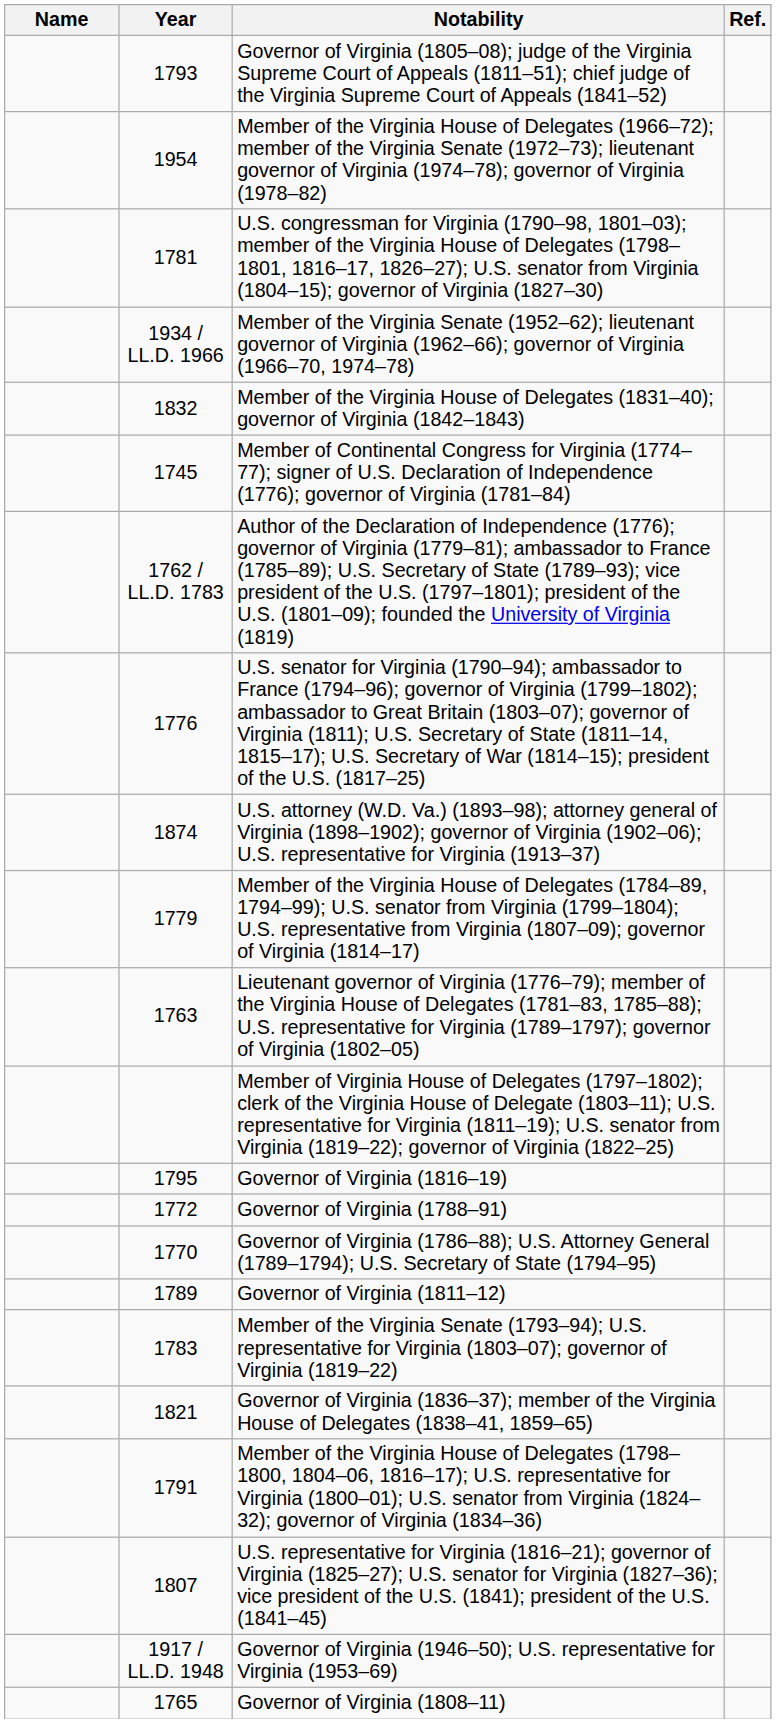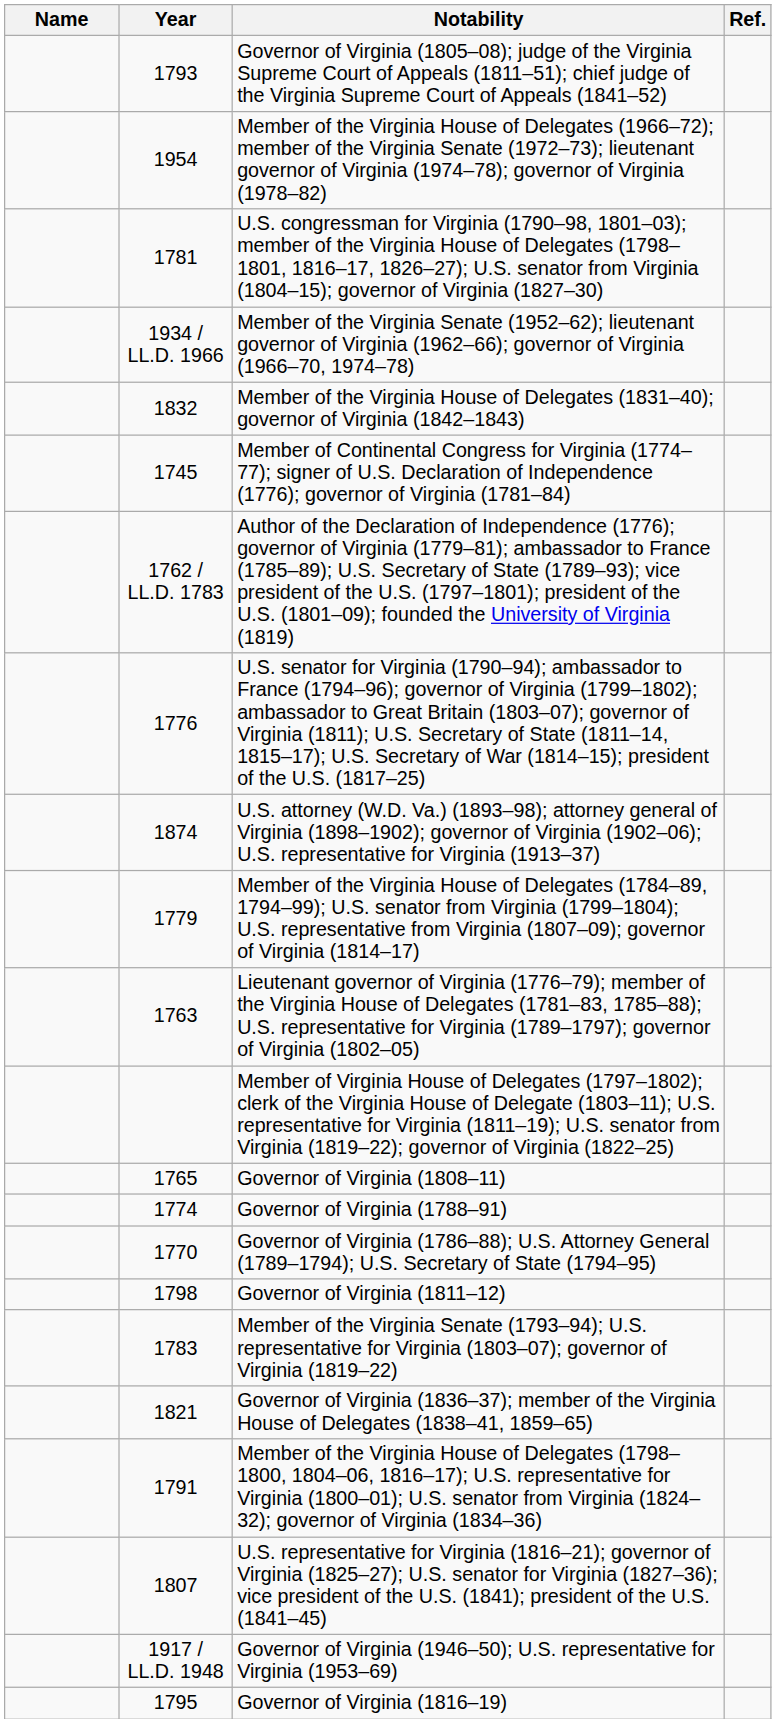rows swapped: (372, 1178) <-> (371, 1703)
(176, 1209) 1772 -> (176, 1209) 1774
(176, 1294) 1789 -> (176, 1294) 1798
